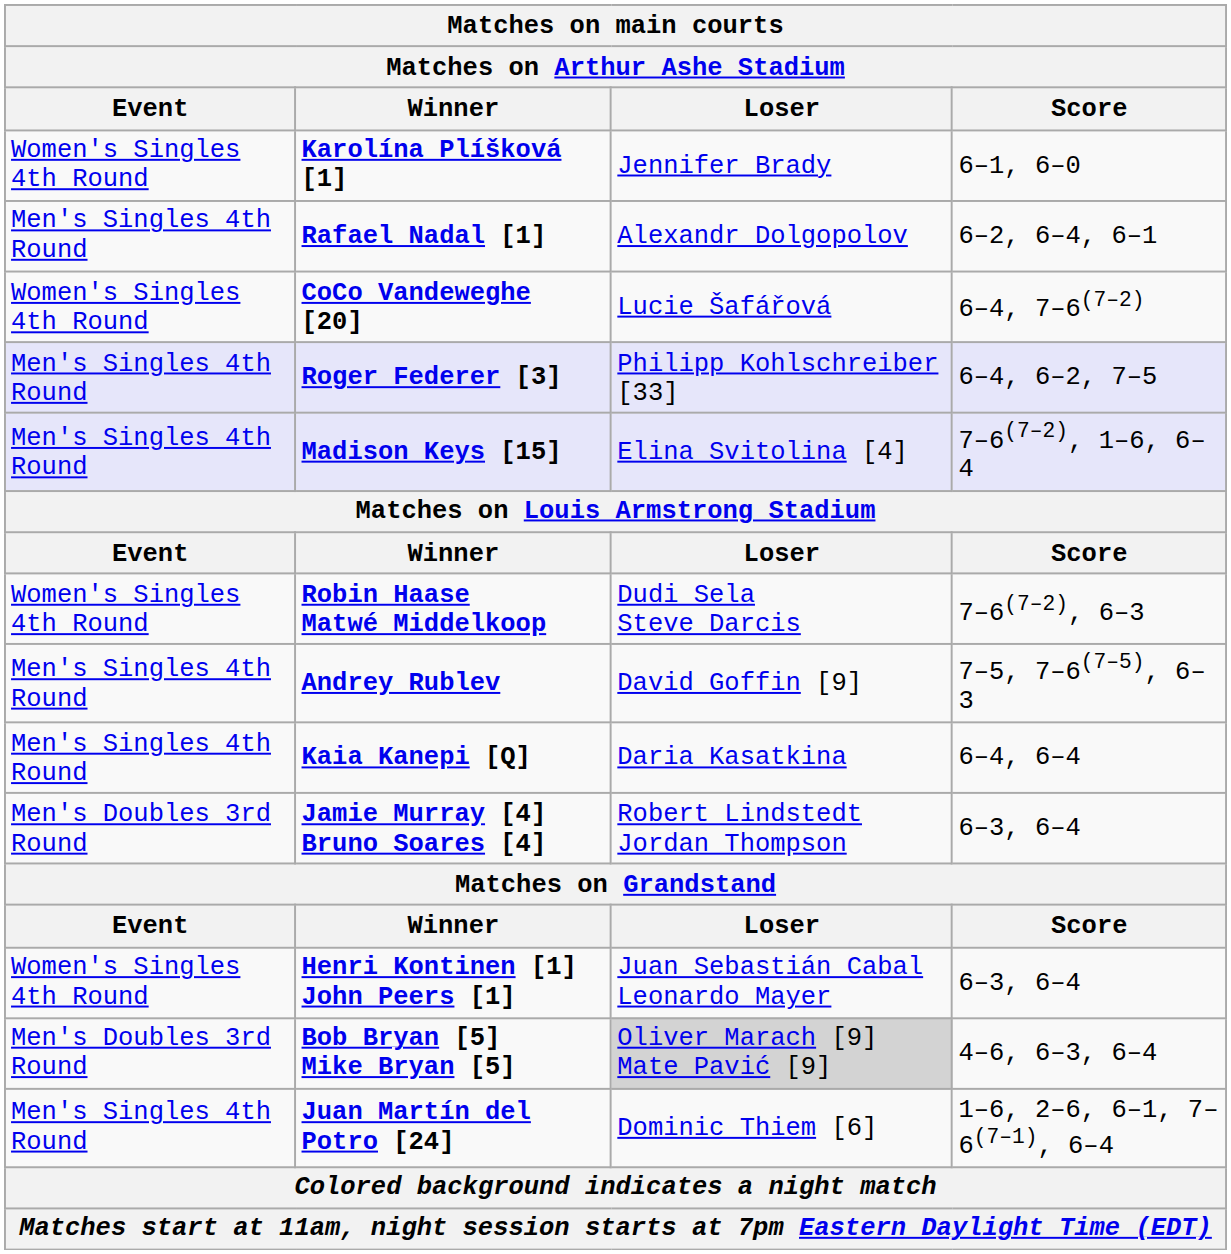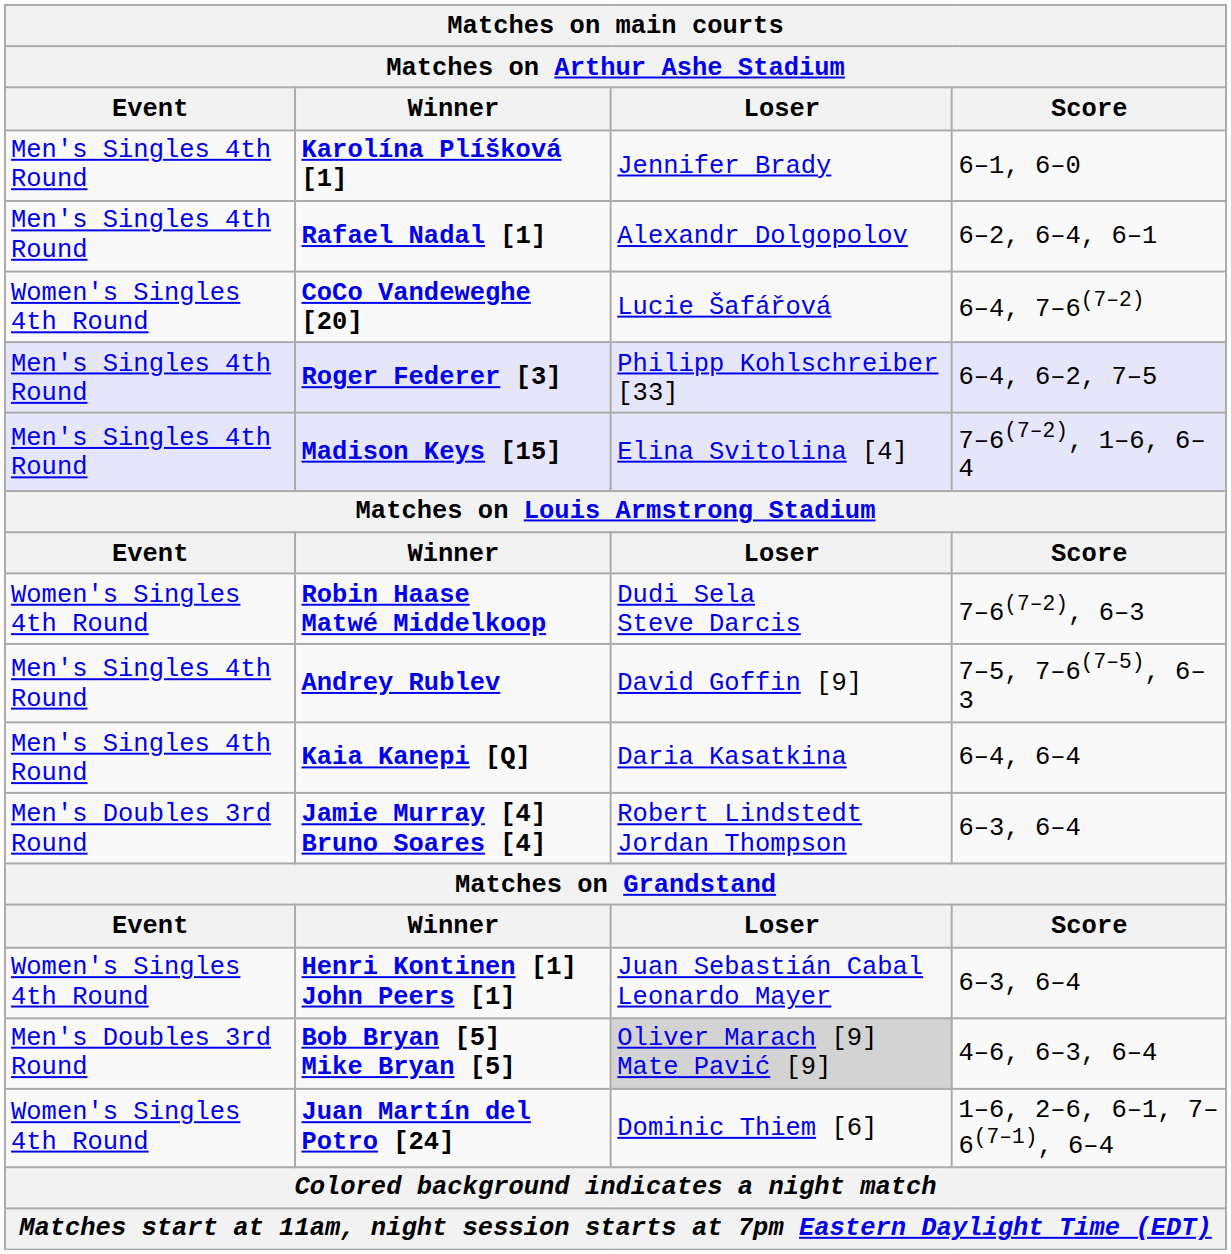(126, 165) Women's Singles 4th Round -> (141, 165) Men's Singles 4th Round
(141, 1128) Men's Singles 4th Round -> (126, 1128) Women's Singles 4th Round
